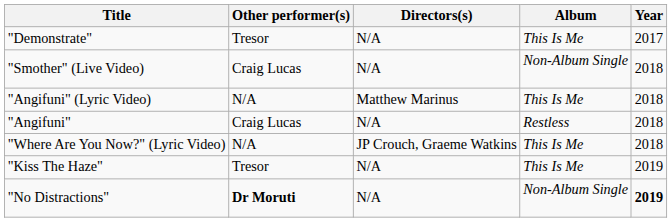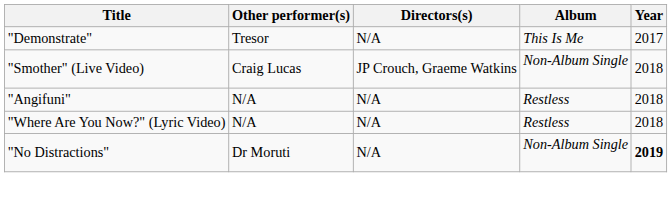(369, 68) N/A -> (437, 68) JP Crouch, Graeme Watkins
- row: (79, 99)
(267, 122) Craig Lucas -> (244, 99) N/A
(437, 144) JP Crouch, Graeme Watkins -> (369, 122) N/A
(553, 144) This Is Me -> (546, 122) Restless
- row: (55, 167)
(264, 197) bold -> (261, 152) normal
